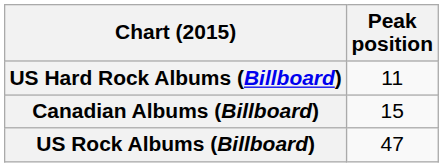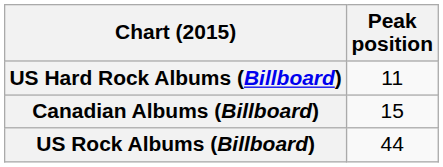(392, 144) 47 -> (392, 144) 44
